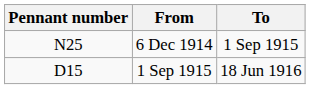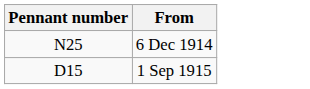- column: (261, 17)
